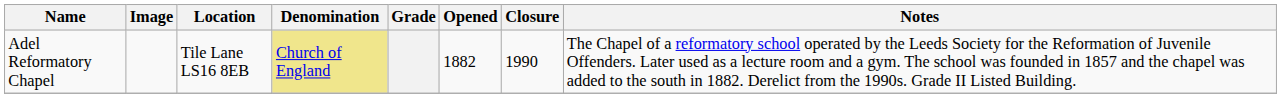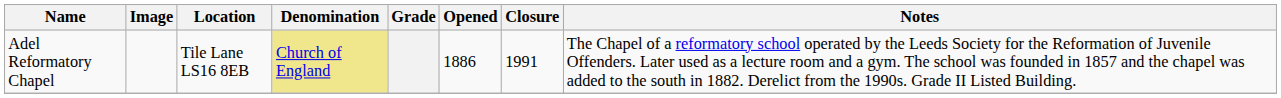(460, 61) 1882 -> (460, 61) 1886
(521, 61) 1990 -> (521, 61) 1991
